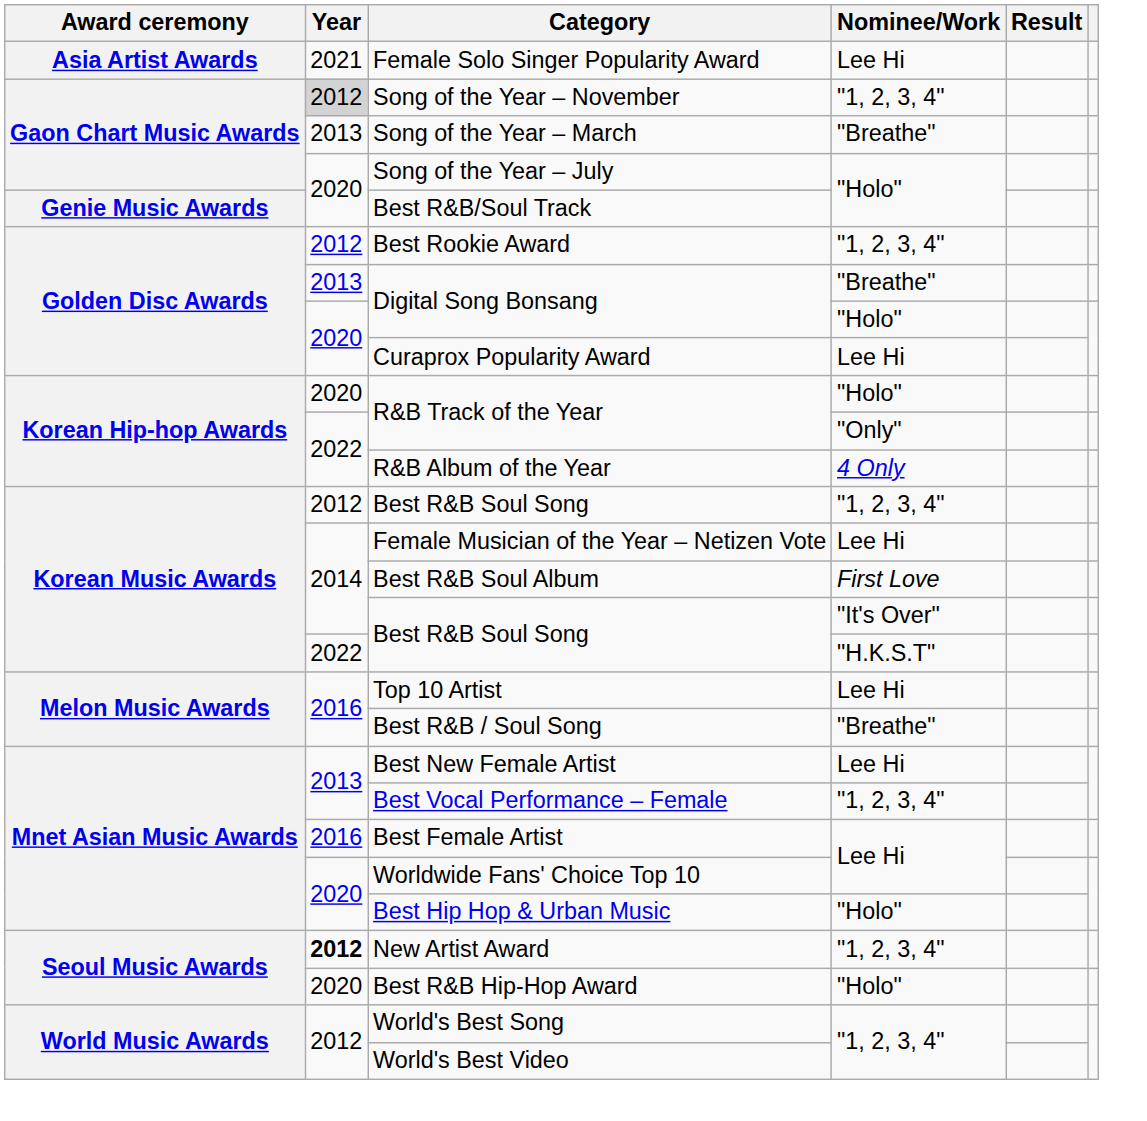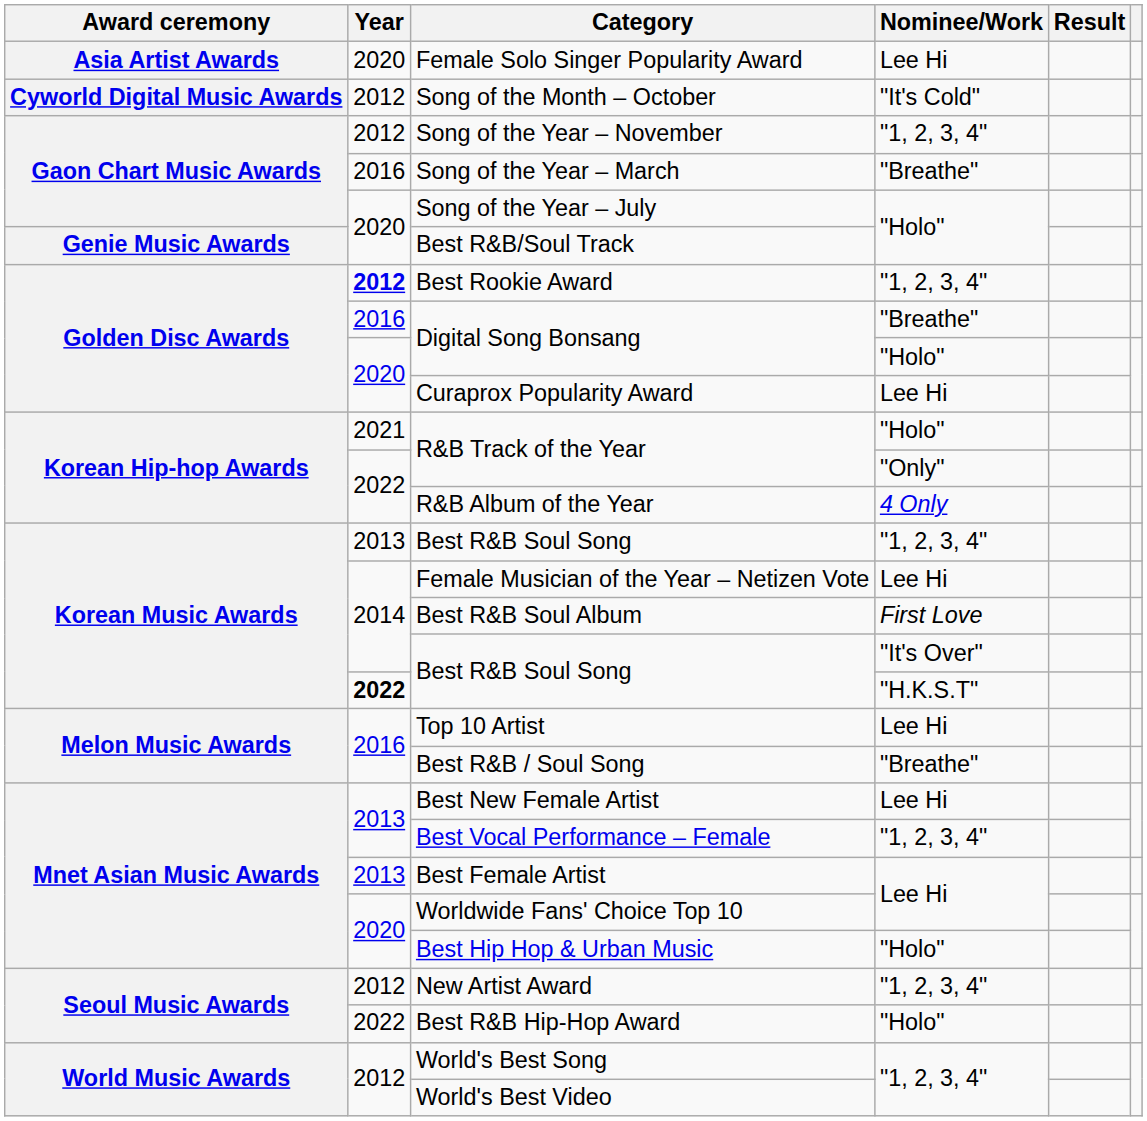(336, 60) 2021 -> (379, 60) 2020
+ row: (566, 97)
(336, 97) lightgrey background -> (379, 134) no background
(336, 134) 2013 -> (379, 171) 2016
(336, 245) normal -> (379, 282) bold
(336, 282) 2013 -> (379, 319) 2016
(336, 393) 2020 -> (379, 430) 2021
(336, 504) 2012 -> (379, 541) 2013
(336, 652) normal -> (379, 689) bold
(336, 838) 2016 -> (379, 875) 2013
(336, 949) bold -> (379, 986) normal
(336, 986) 2020 -> (379, 1023) 2022
